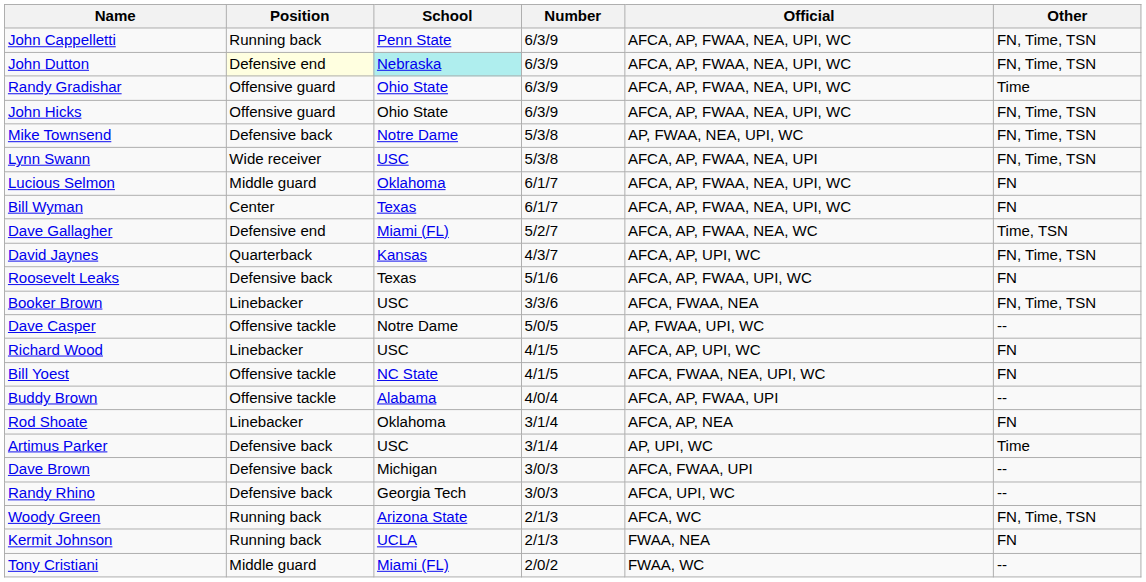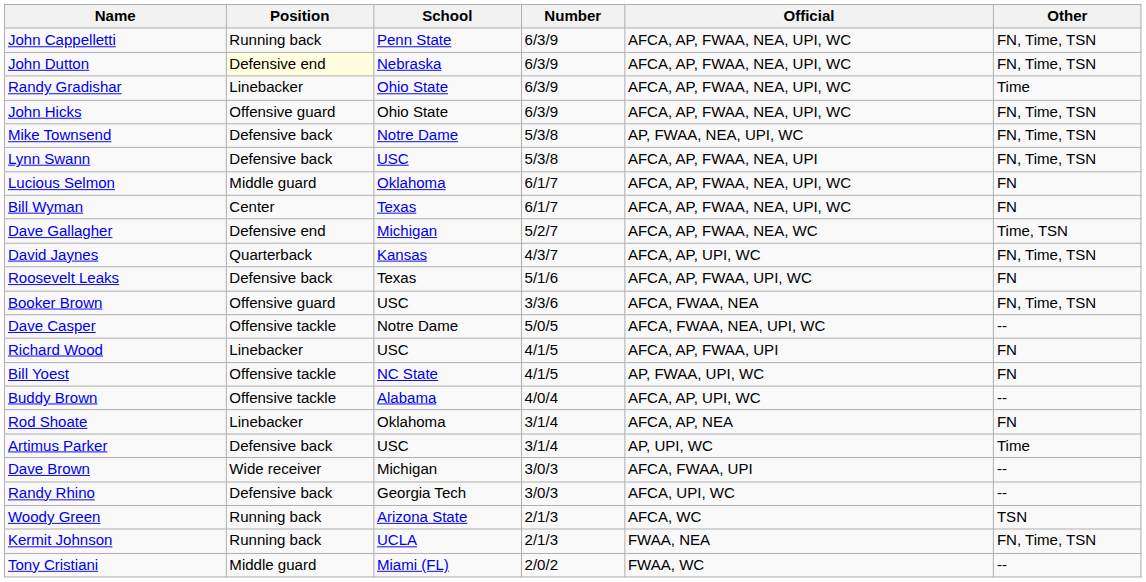(409, 64) paleturquoise background -> (409, 64) no background
(282, 87) Offensive guard -> (266, 87) Linebacker
(275, 159) Wide receiver -> (281, 159) Defensive back
(413, 231) Miami (FL) -> (407, 231) Michigan
(266, 302) Linebacker -> (282, 302) Offensive guard
(696, 326) AP, FWAA, UPI, WC -> (727, 326) AFCA, FWAA, NEA, UPI, WC
(694, 350) AFCA, AP, UPI, WC -> (703, 350) AFCA, AP, FWAA, UPI
(727, 374) AFCA, FWAA, NEA, UPI, WC -> (696, 374) AP, FWAA, UPI, WC
(703, 398) AFCA, AP, FWAA, UPI -> (694, 398) AFCA, AP, UPI, WC
(281, 469) Defensive back -> (275, 469) Wide receiver
(1047, 517) FN, Time, TSN -> (1012, 517) TSN
(1007, 541) FN -> (1047, 541) FN, Time, TSN
